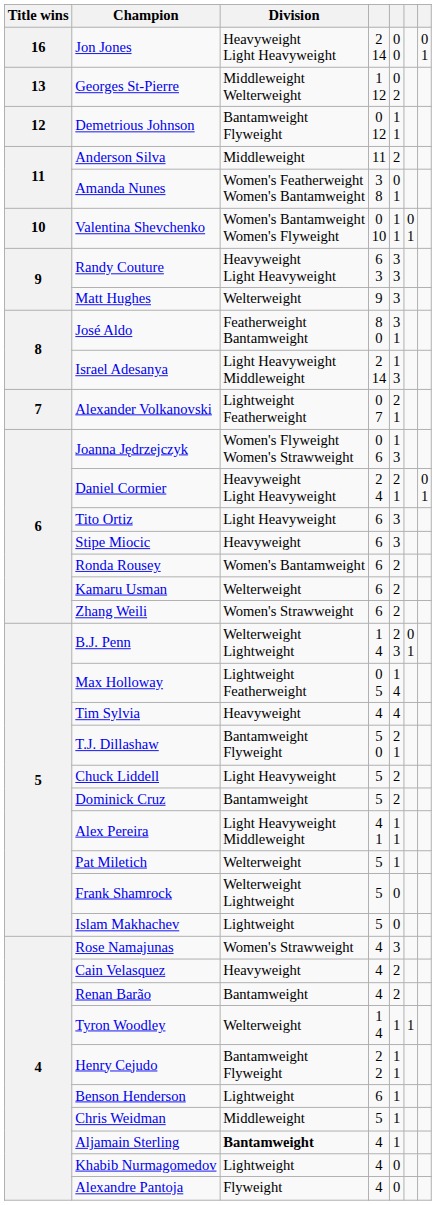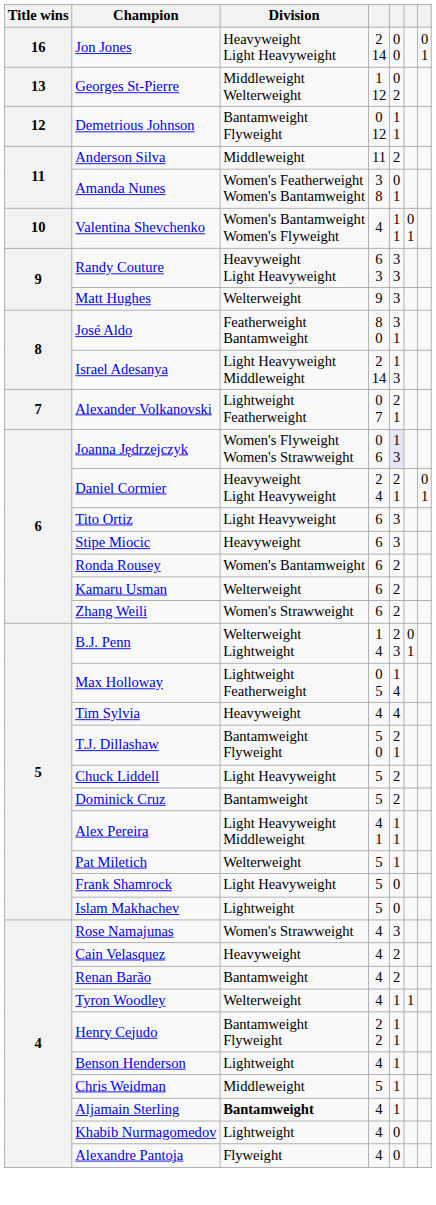(379, 228) 0 10 -> (379, 228) 4
(397, 448) no background -> (397, 448) lavender background
(262, 893) Welterweight Lightweight -> (280, 885) Light Heavyweight
(379, 1025) 1 4 -> (379, 1000) 4
(379, 1095) 6 -> (379, 1063) 4
